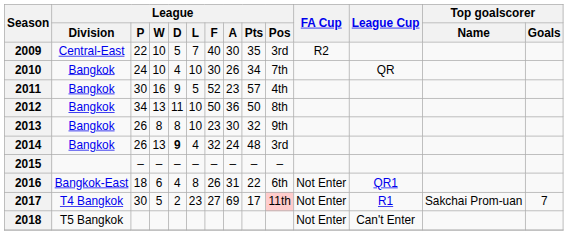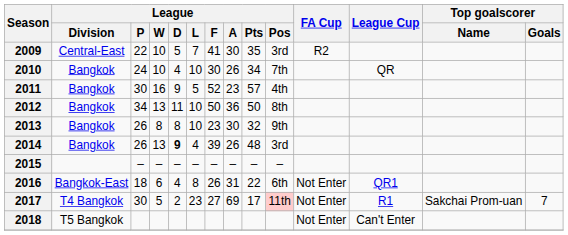(214, 51) 40 -> (214, 51) 41
(214, 145) 32 -> (214, 145) 39
(233, 145) 24 -> (233, 145) 26
